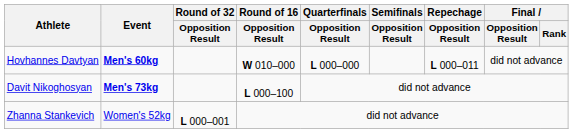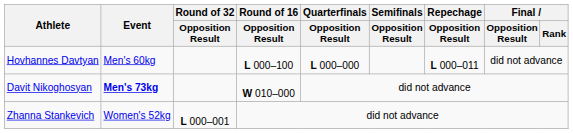(131, 61) bold -> (130, 61) normal
(269, 66) W 010–000 -> (269, 66) L 000–100
(269, 94) L 000–100 -> (269, 94) W 010–000
